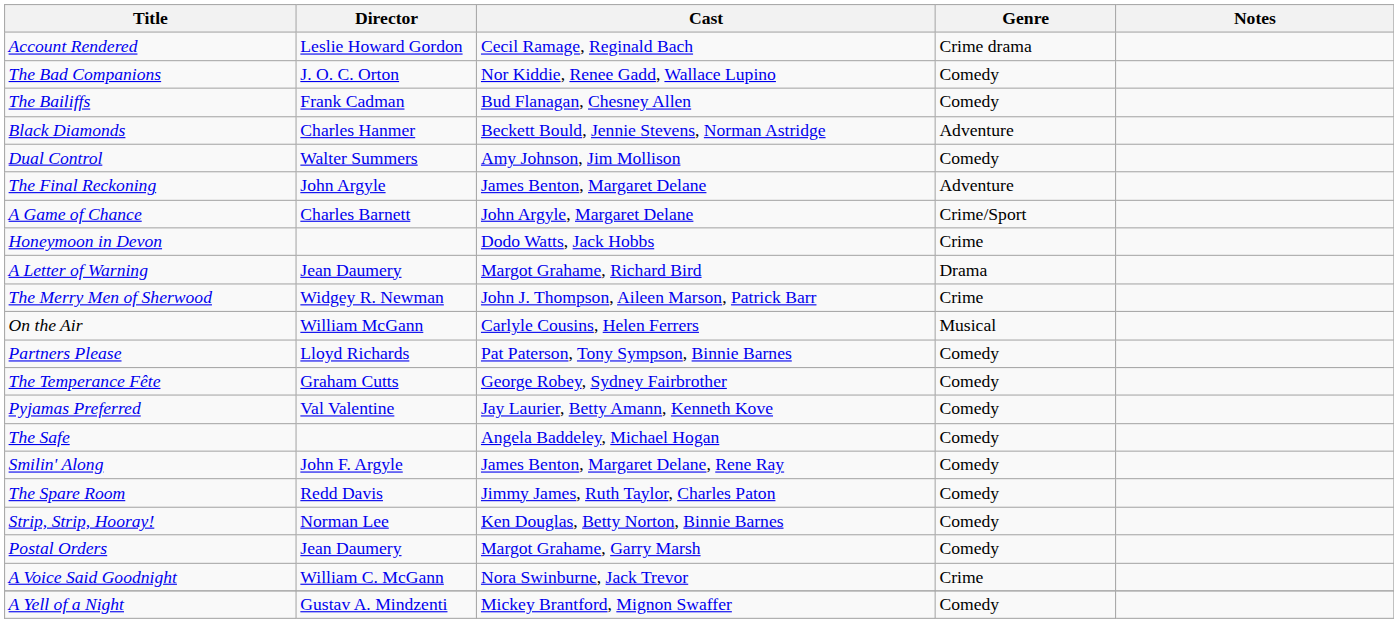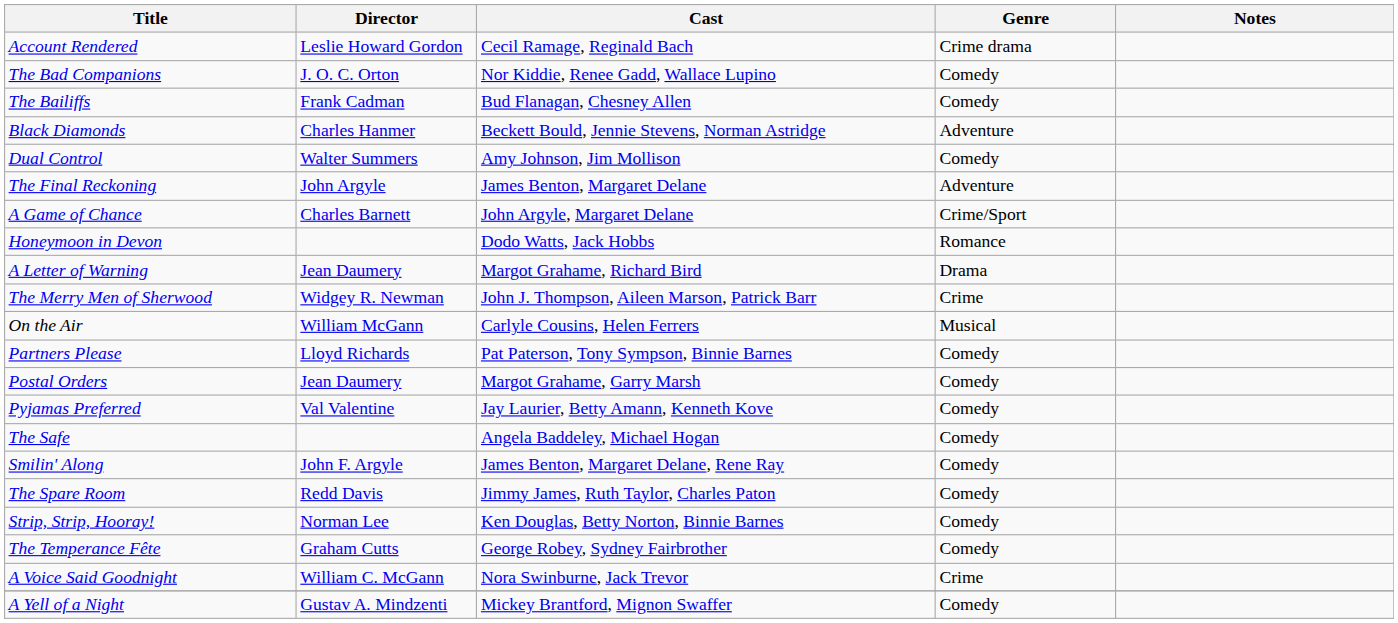(961, 241) Crime -> (973, 241) Romance
rows swapped: (58, 548) <-> (85, 381)
